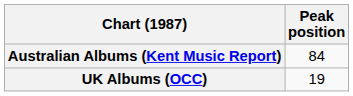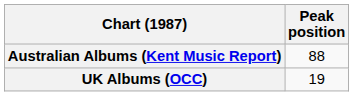(317, 56) 84 -> (317, 56) 88
